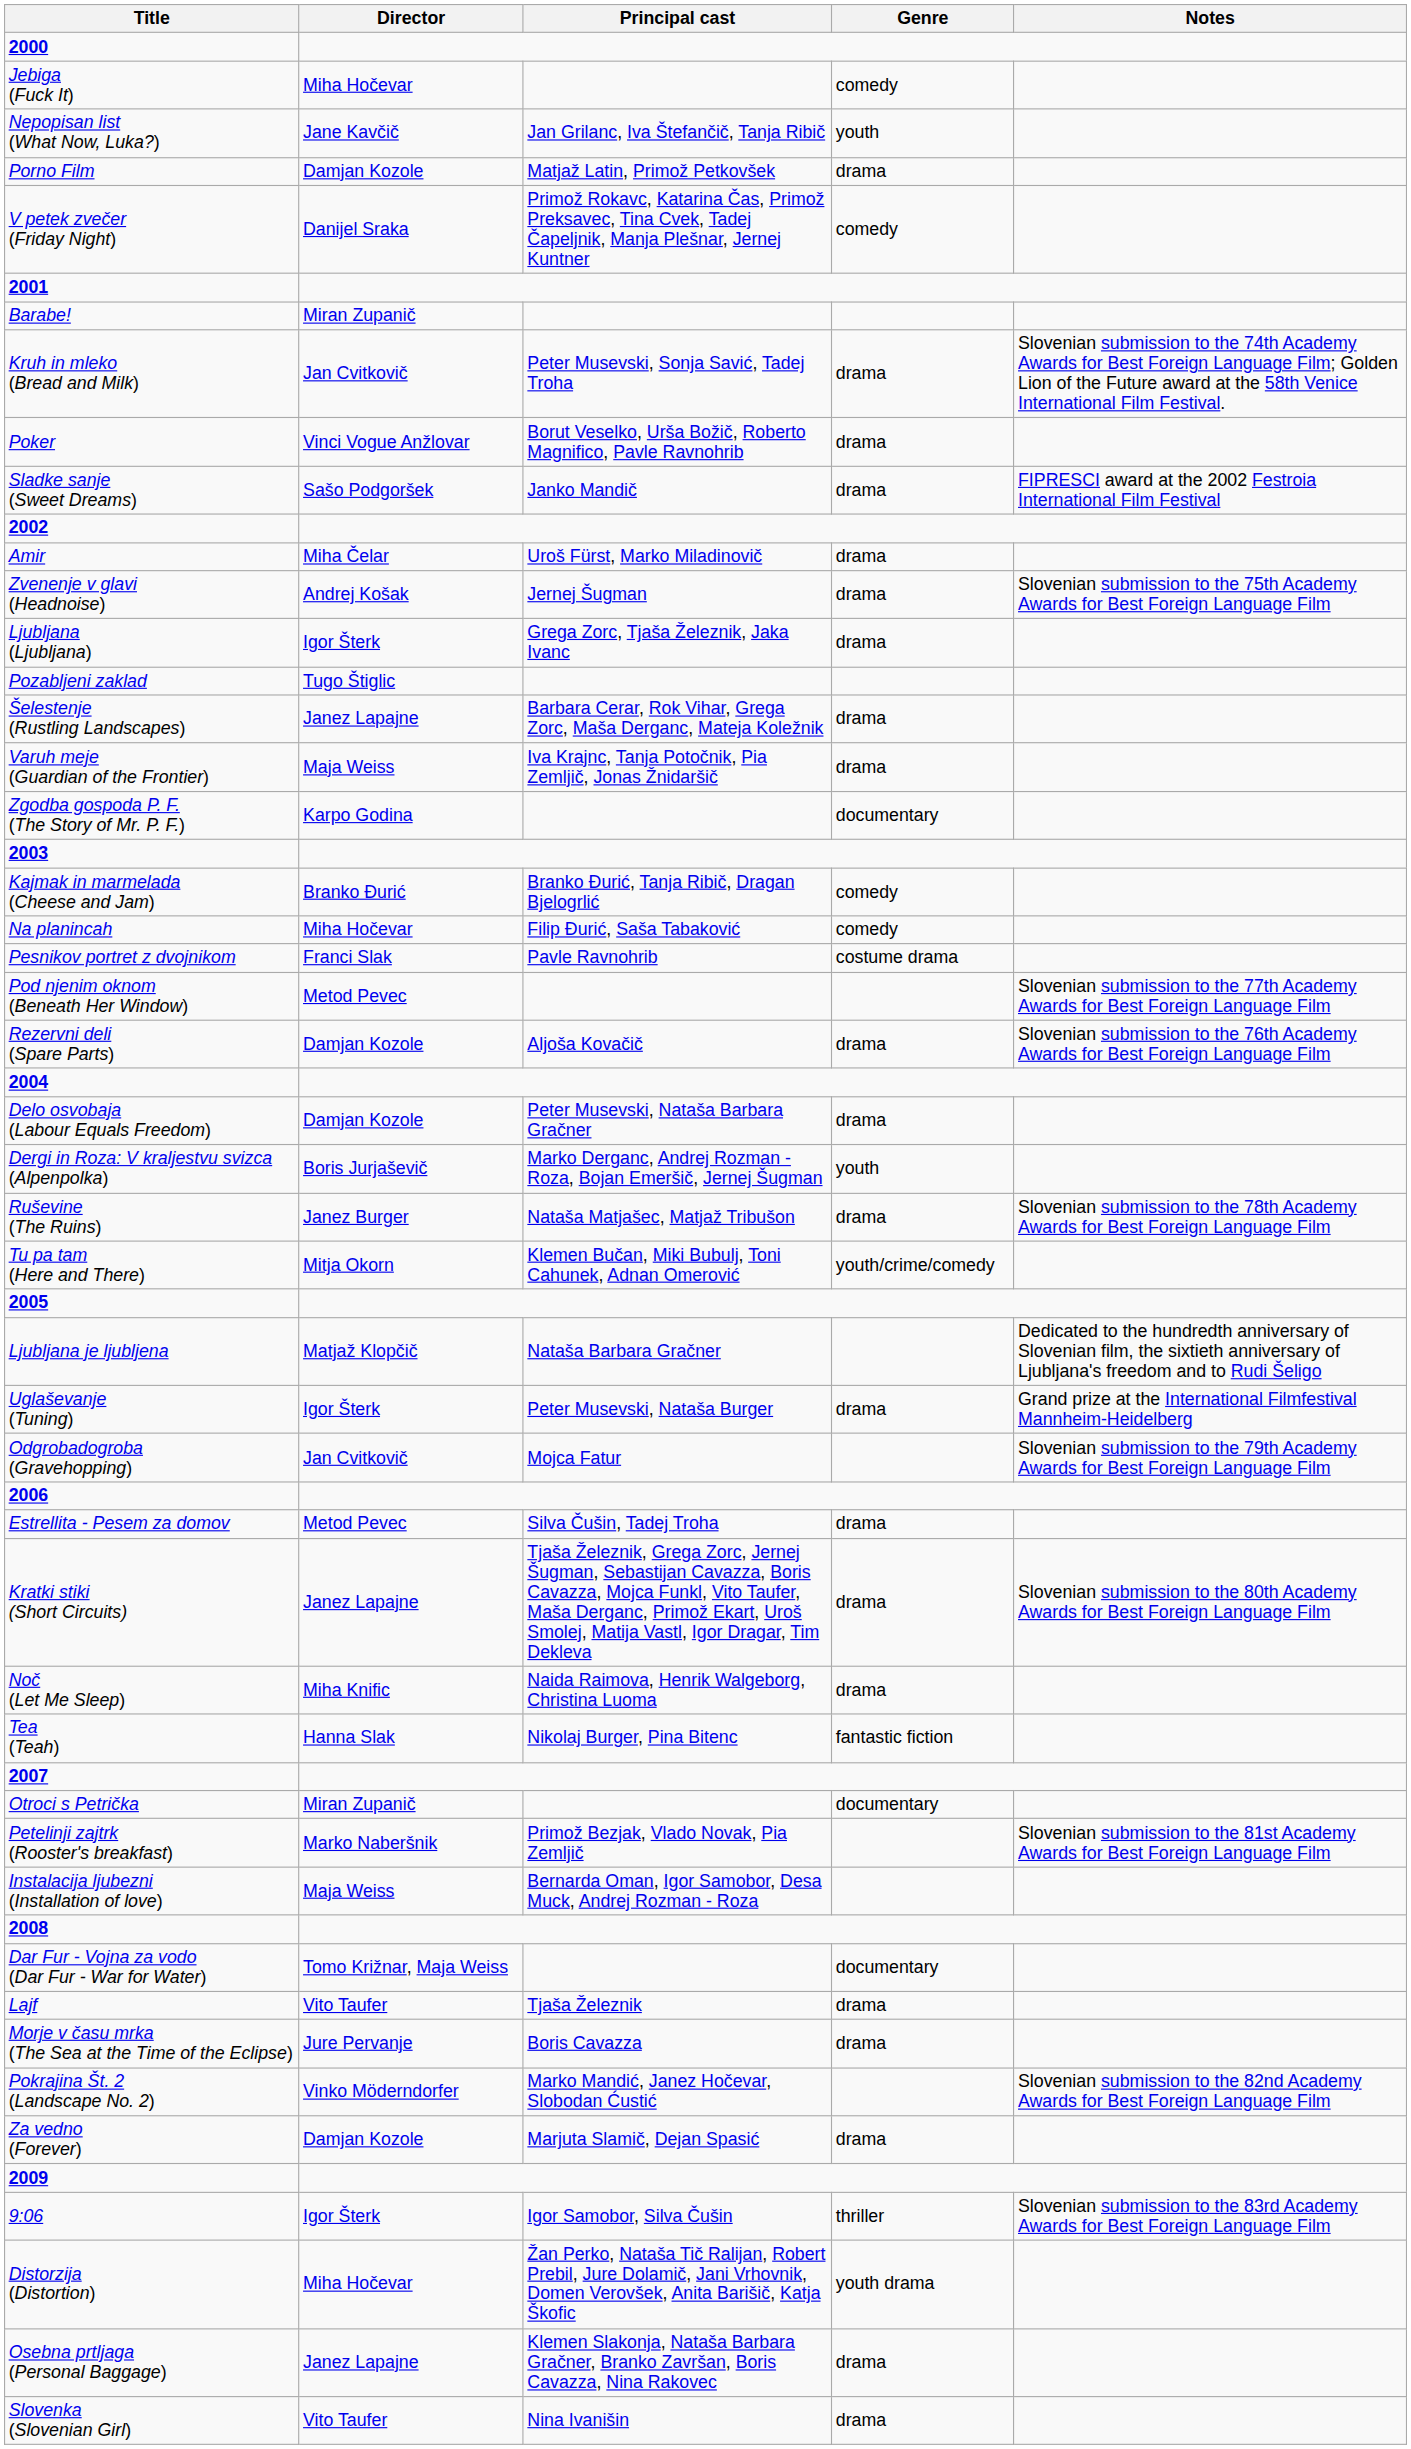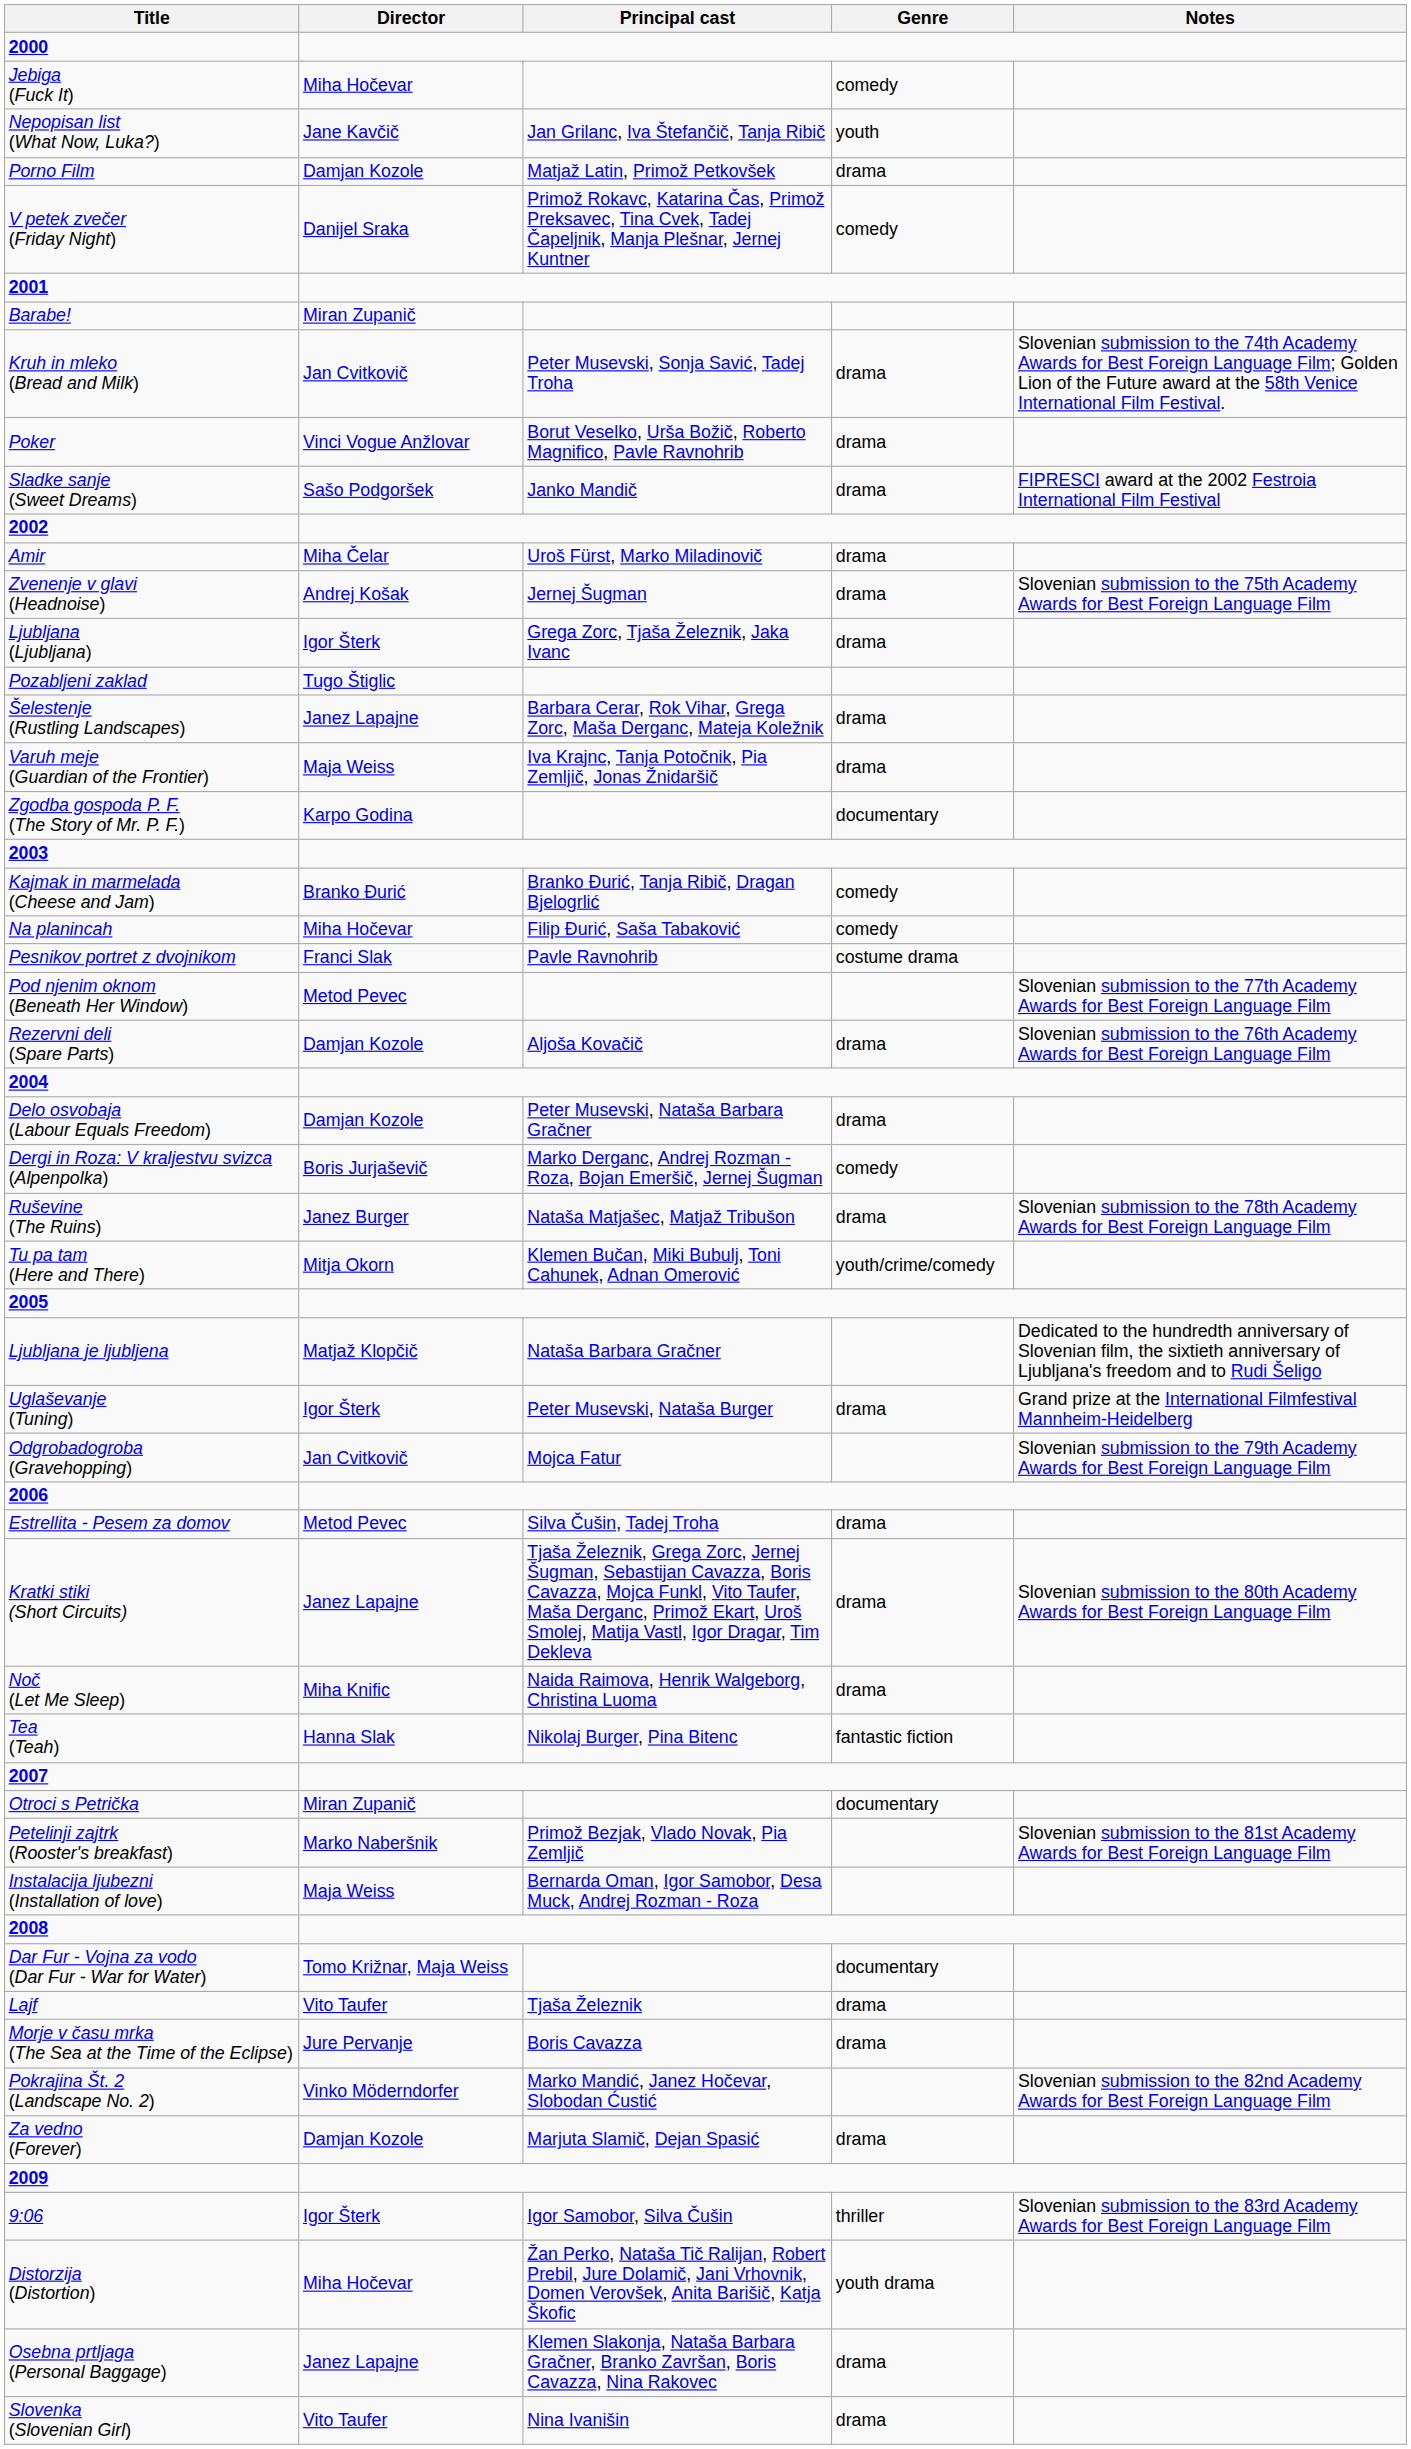(857, 1168) youth -> (867, 1168) comedy
